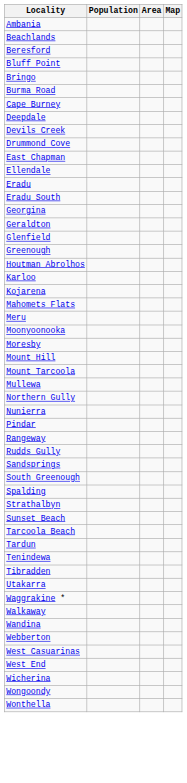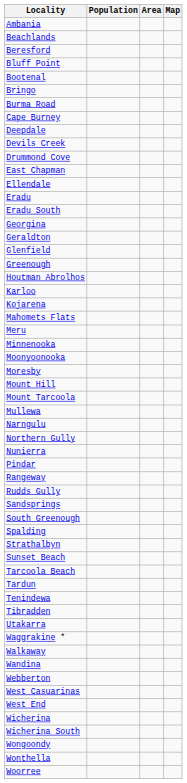+ row: (26, 78)
+ row: (31, 345)
+ row: (26, 425)
+ row: (43, 732)
+ row: (23, 772)
